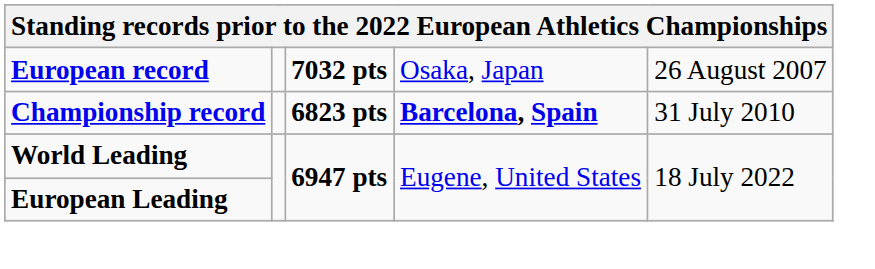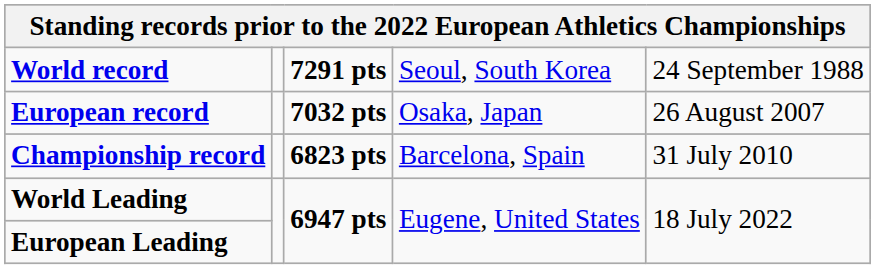+ row: (90, 69)
(499, 112) bold -> (492, 155) normal
